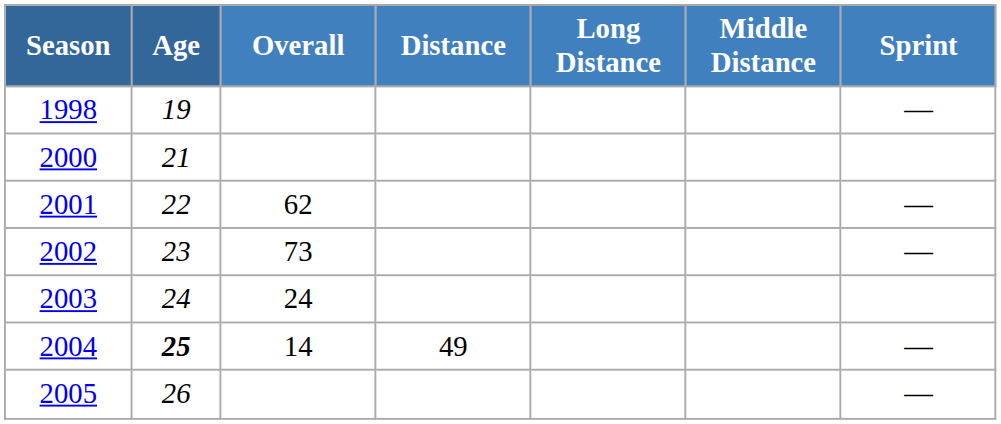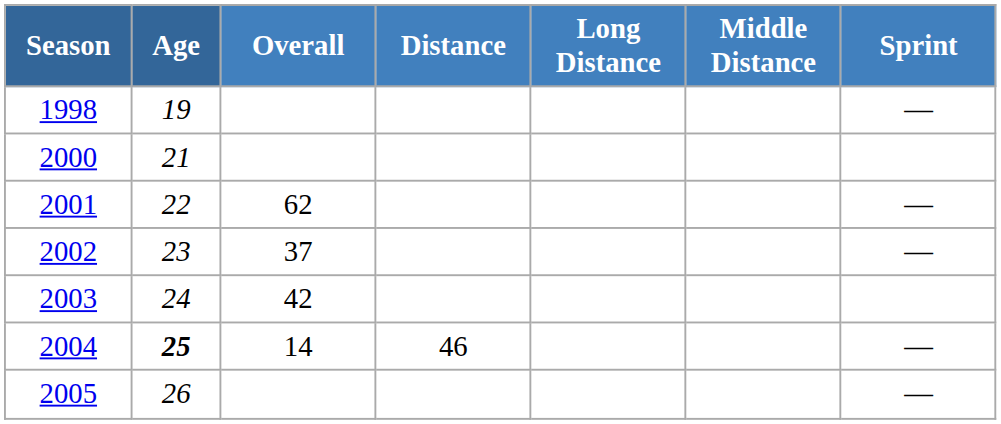(298, 251) 73 -> (298, 251) 37
(298, 299) 24 -> (298, 299) 42
(453, 346) 49 -> (453, 346) 46
